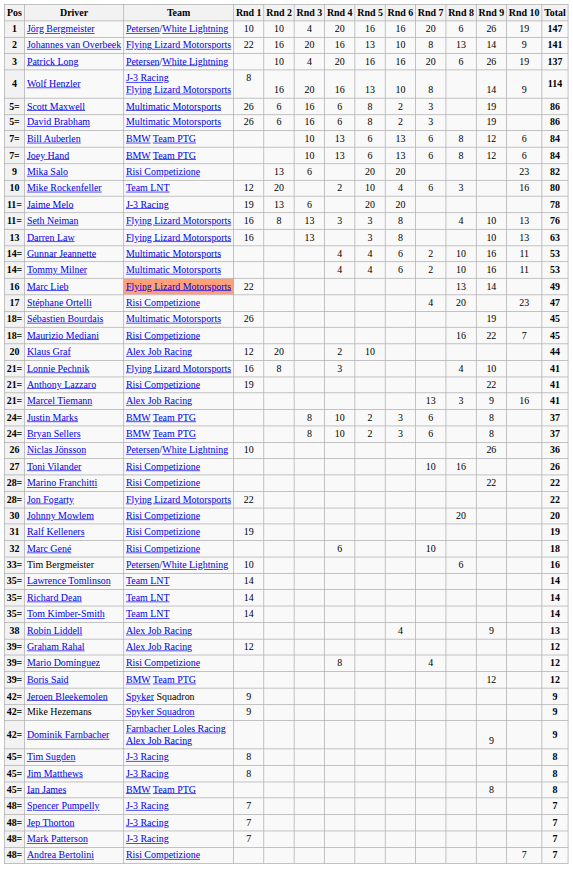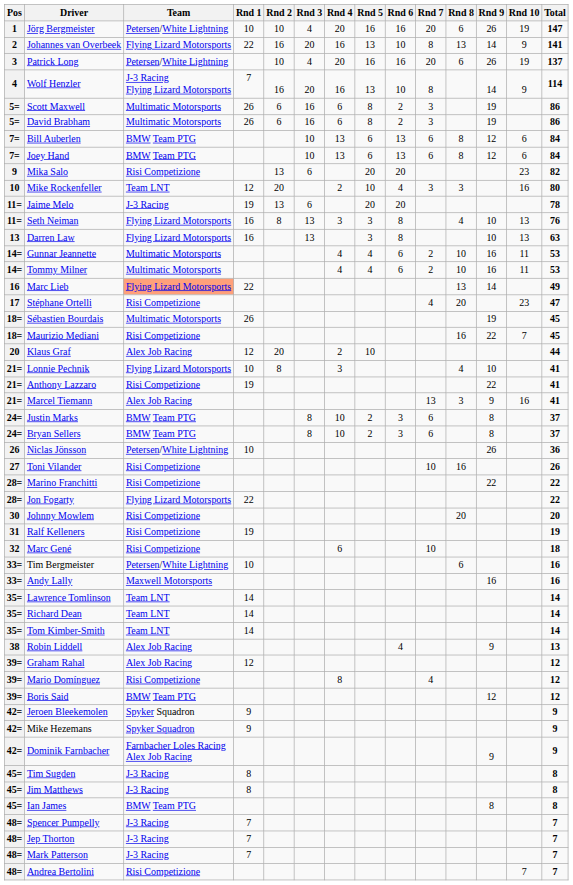(249, 78) 8 -> (249, 78) 7
(431, 188) 6 -> (431, 188) 3
(249, 368) 16 -> (249, 368) 10
+ row: (50, 581)
